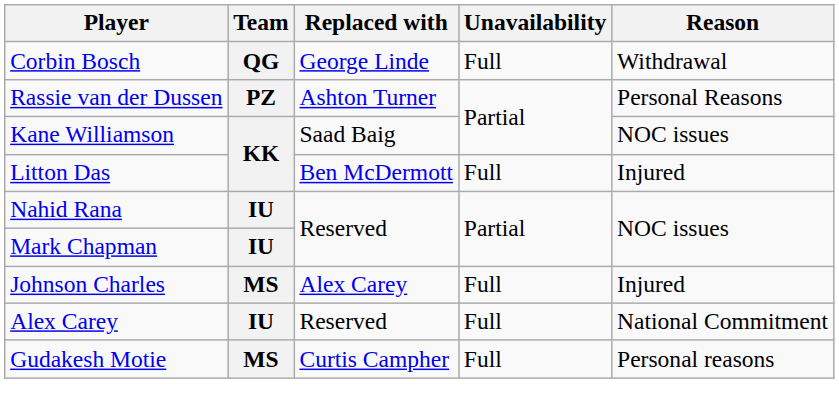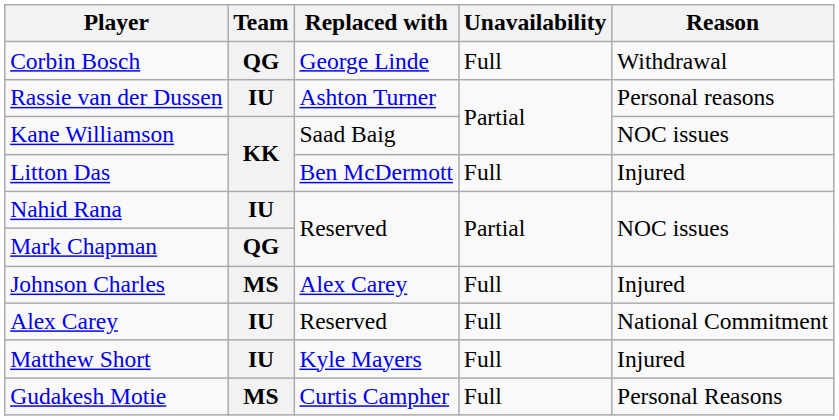(261, 97) PZ -> (261, 97) IU
(700, 97) Personal Reasons -> (696, 97) Personal reasons
(261, 246) IU -> (261, 246) QG
+ row: (80, 358)
(696, 358) Personal reasons -> (700, 396) Personal Reasons
